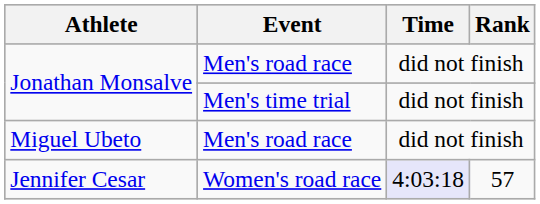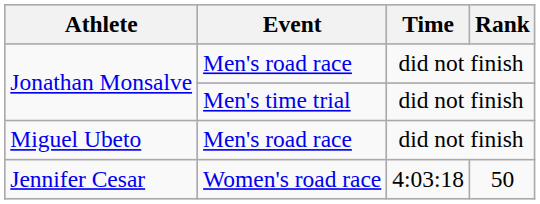(428, 179) lavender background -> (428, 179) no background
(502, 179) 57 -> (502, 179) 50
